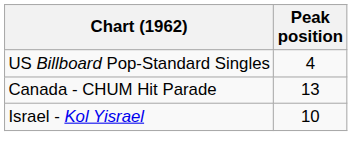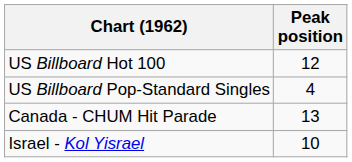+ row: (87, 63)
